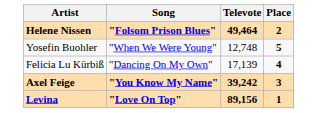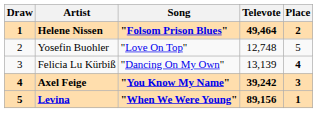+ column: (20, 13)
(163, 47) "When We Were Young" -> (154, 47) "Love On Top"
(279, 47) bold -> (298, 47) normal
(242, 64) 17,139 -> (261, 64) 13,139
(145, 99) "Love On Top" -> (179, 99) "When We Were Young"
